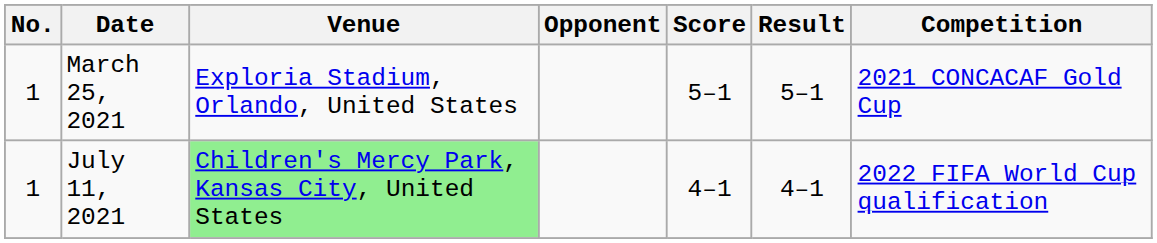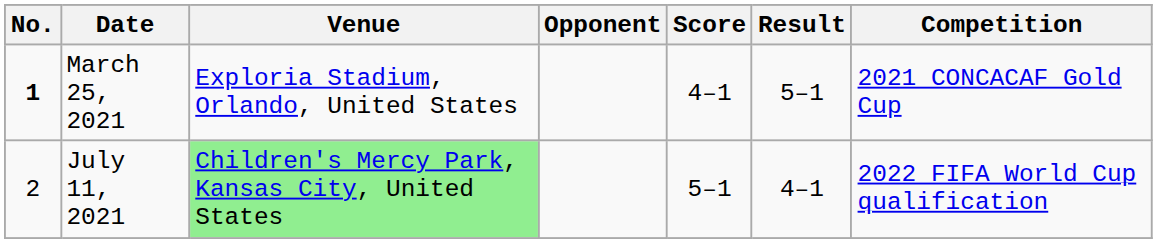(33, 93) normal -> (33, 93) bold
(710, 93) 5–1 -> (710, 93) 4–1
(33, 189) 1 -> (33, 189) 2
(710, 189) 4–1 -> (710, 189) 5–1
